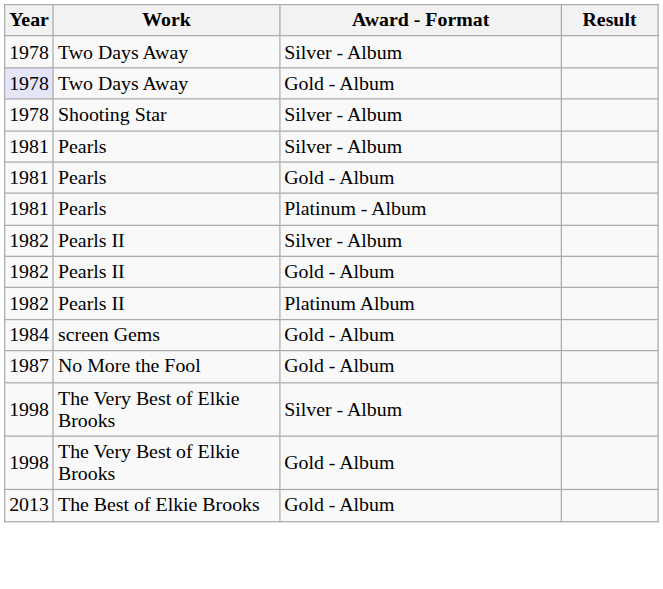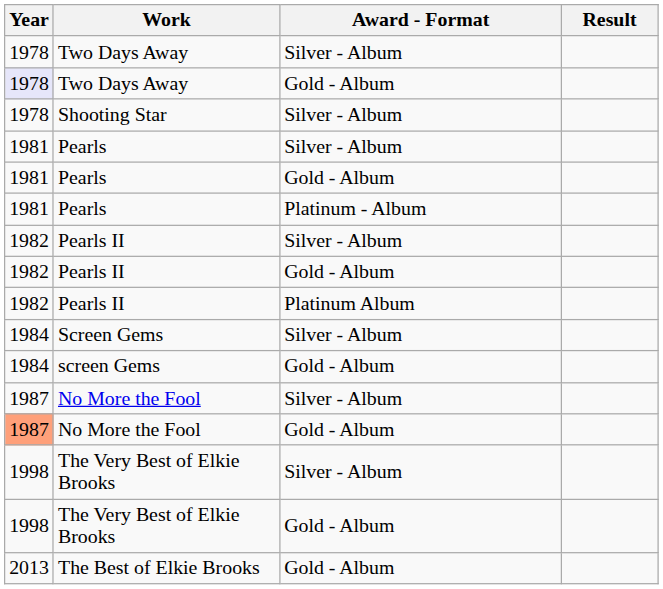+ row: (111, 334)
+ row: (129, 397)
(29, 366) no background -> (29, 429) lightsalmon background
